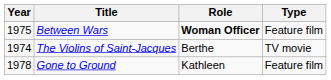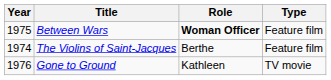(288, 48) TV movie -> (294, 48) Feature film
(19, 65) 1978 -> (19, 65) 1976
(294, 65) Feature film -> (288, 65) TV movie
